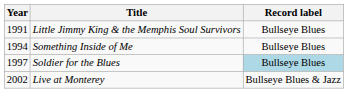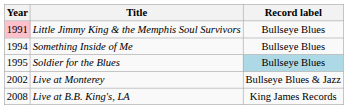(17, 29) no background -> (17, 29) pink background
(17, 63) 1997 -> (17, 63) 1995
+ row: (81, 96)
